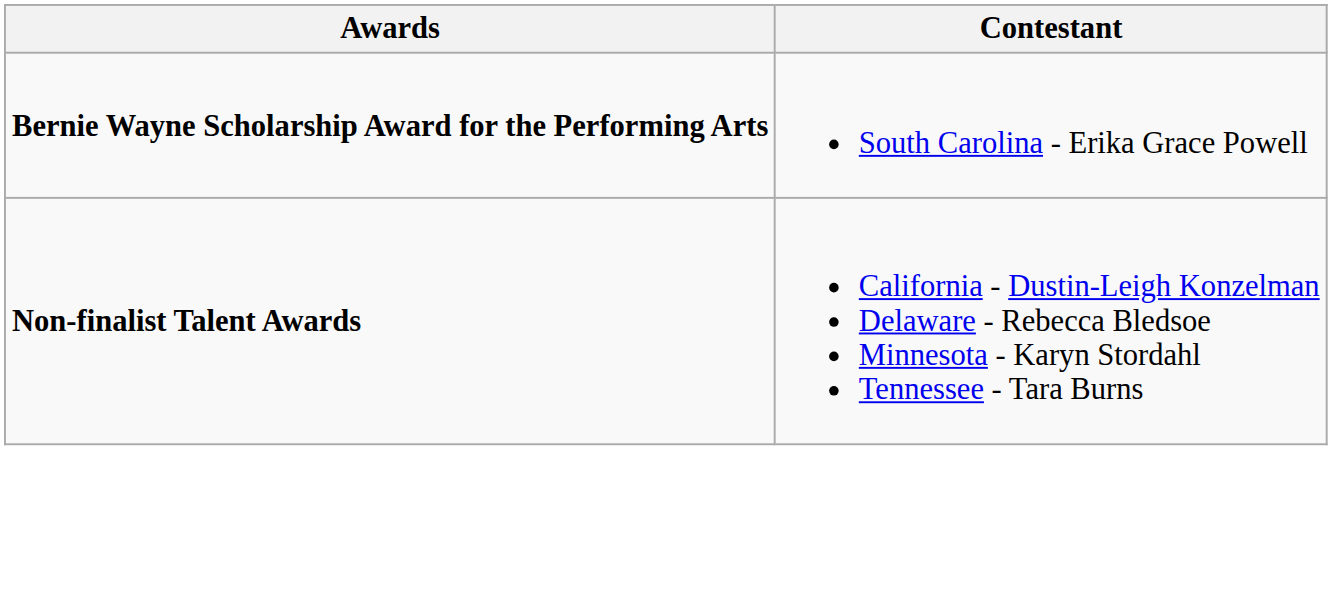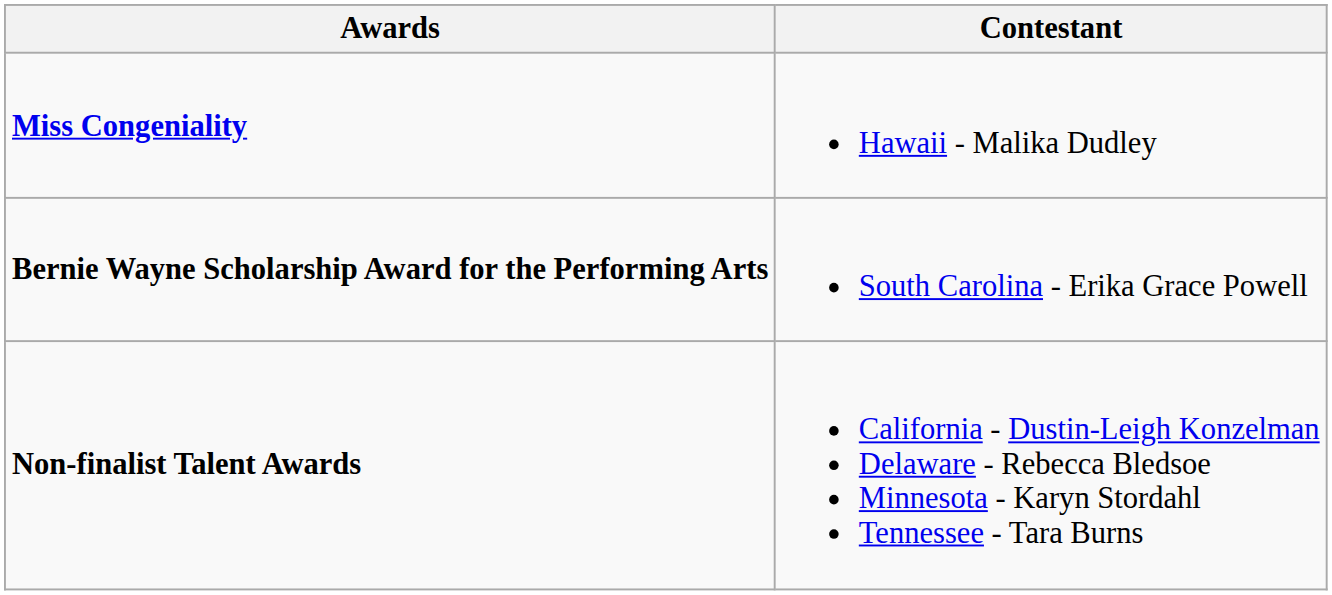+ row: (130, 124)
